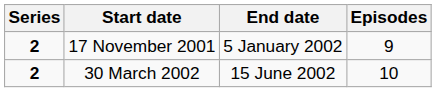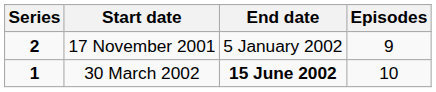(34, 73) 2 -> (34, 73) 1
(283, 73) normal -> (283, 73) bold
